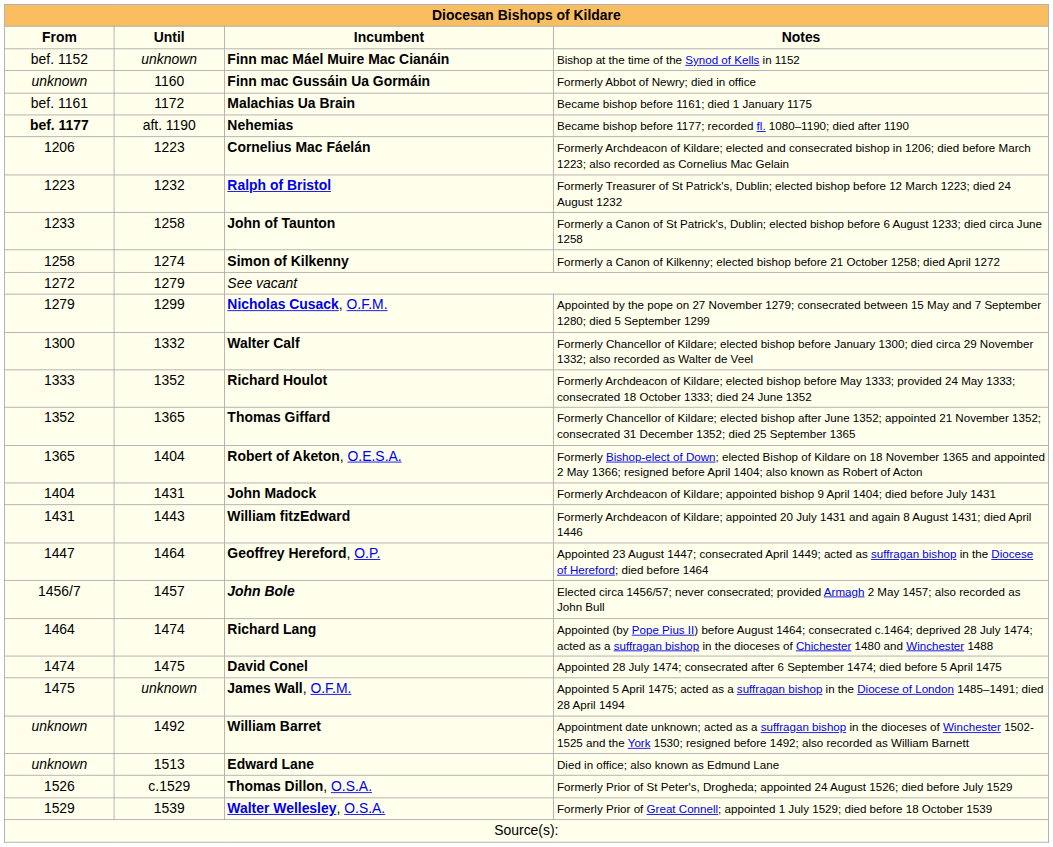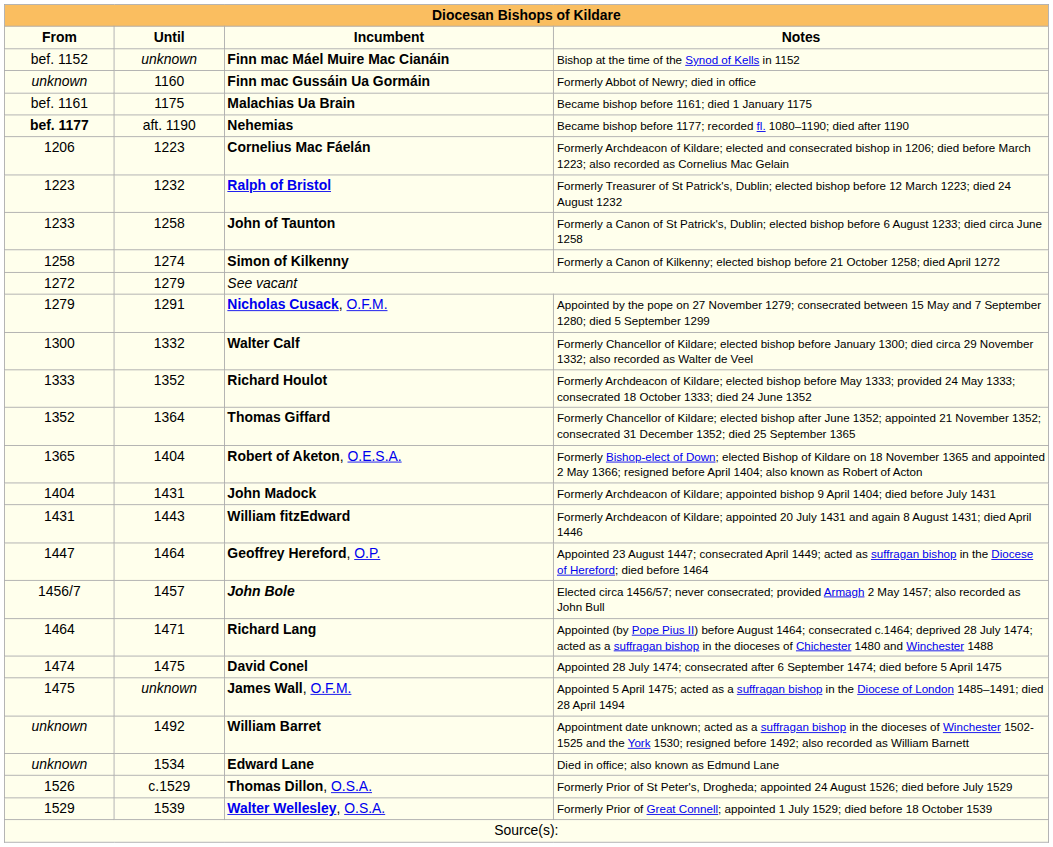(169, 103) 1172 -> (169, 103) 1175
(169, 305) 1299 -> (169, 305) 1291
(169, 418) 1365 -> (169, 418) 1364
(169, 629) 1474 -> (169, 629) 1471
(169, 764) 1513 -> (169, 764) 1534
